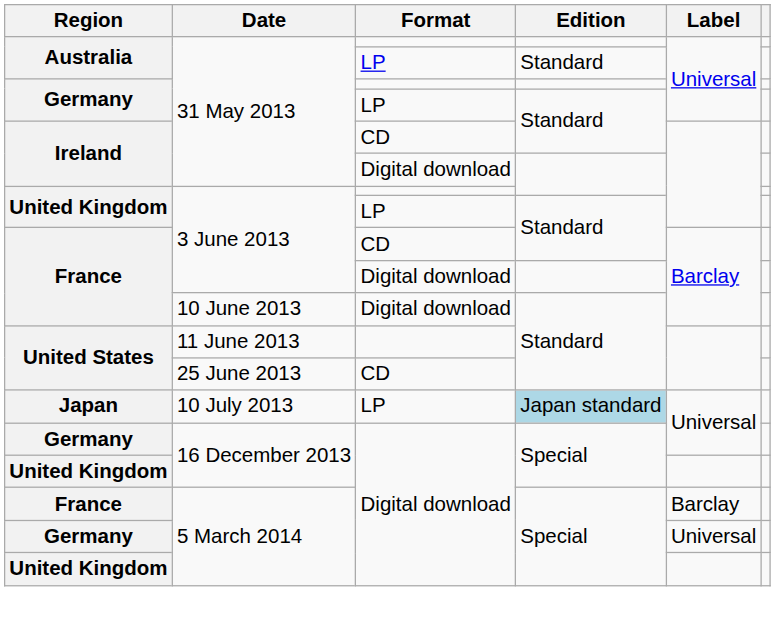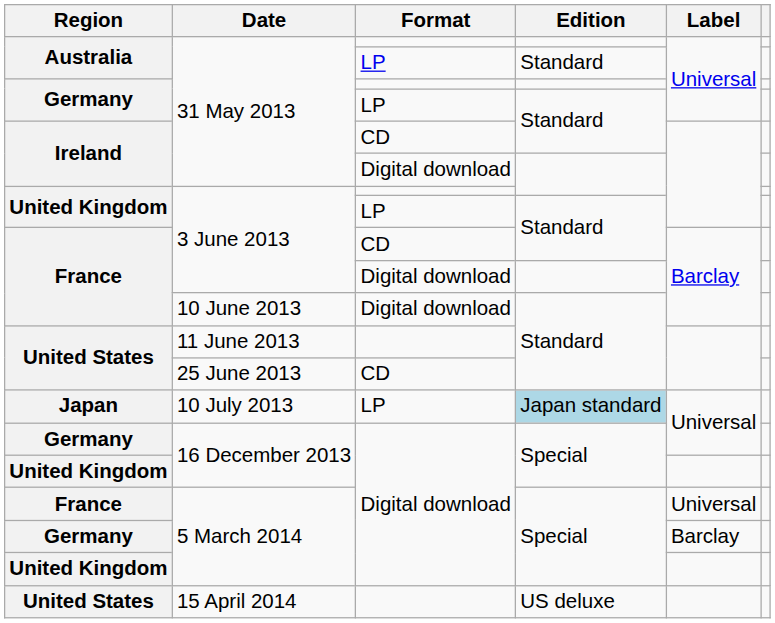(705, 503) Barclay -> (714, 503) Universal
(714, 536) Universal -> (705, 536) Barclay
+ row: (88, 601)
